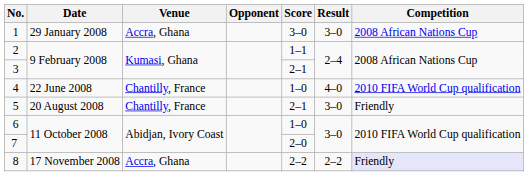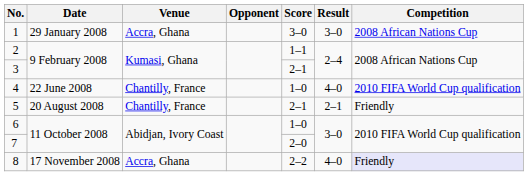(333, 106) 3–0 -> (333, 106) 2–1
(333, 161) 2–2 -> (333, 161) 4–0
